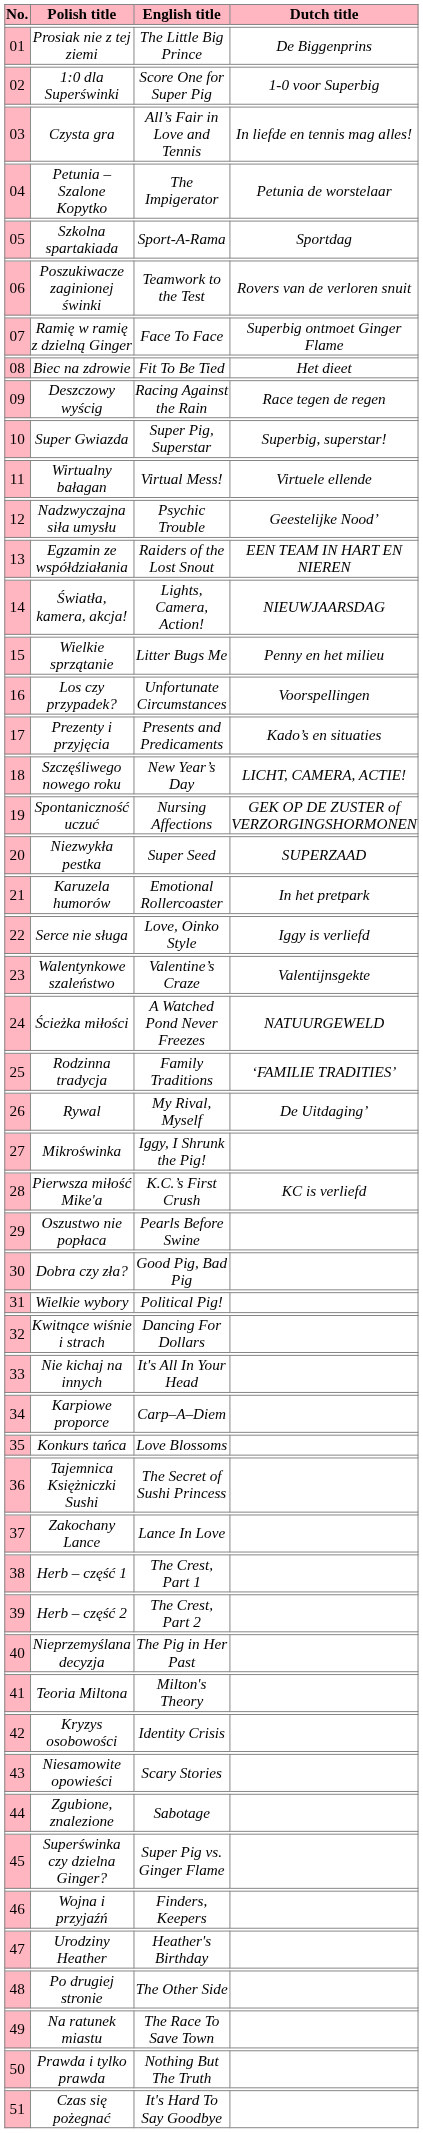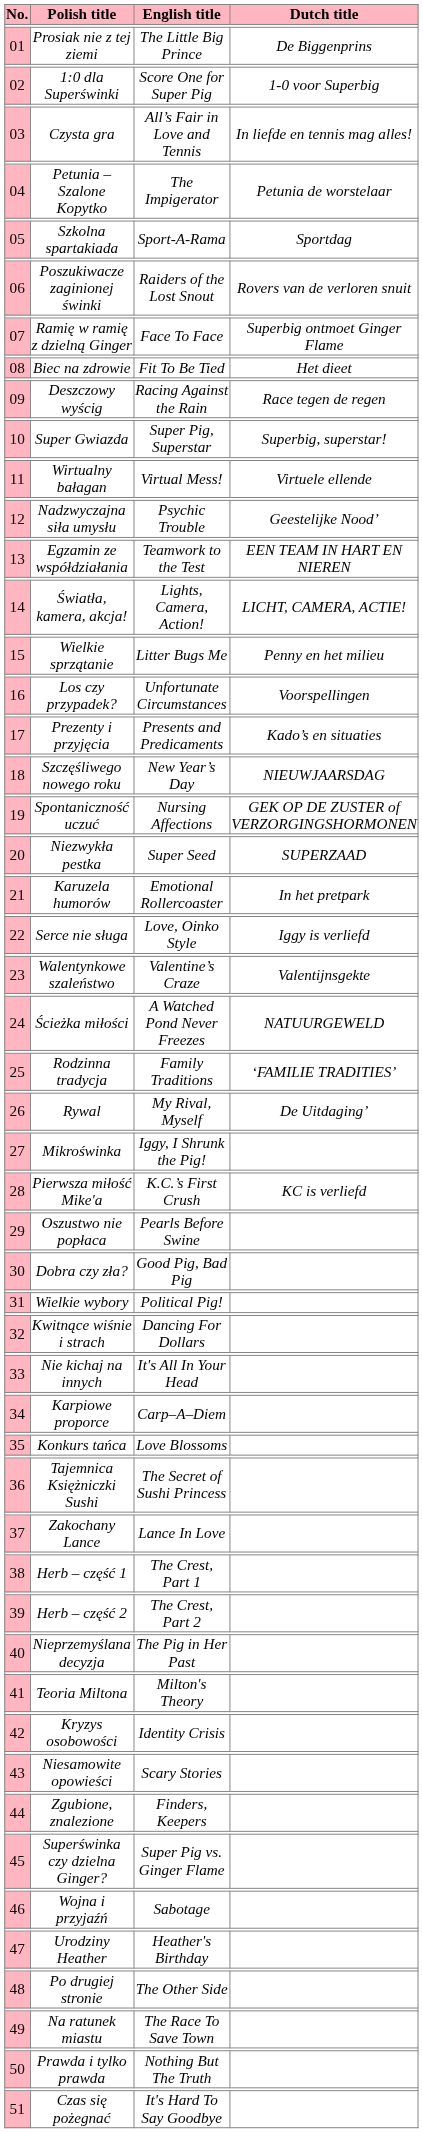(182, 288) Teamwork to the Test -> (182, 288) Raiders of the Lost Snout
(182, 558) Raiders of the Lost Snout -> (182, 558) Teamwork to the Test
(324, 607) NIEUWJAARSDAG -> (324, 607) LICHT, CAMERA, ACTIE!
(324, 775) LICHT, CAMERA, ACTIE! -> (324, 775) NIEUWJAARSDAG
(182, 1812) Sabotage -> (182, 1812) Finders, Keepers
(182, 1909) Finders, Keepers -> (182, 1909) Sabotage
